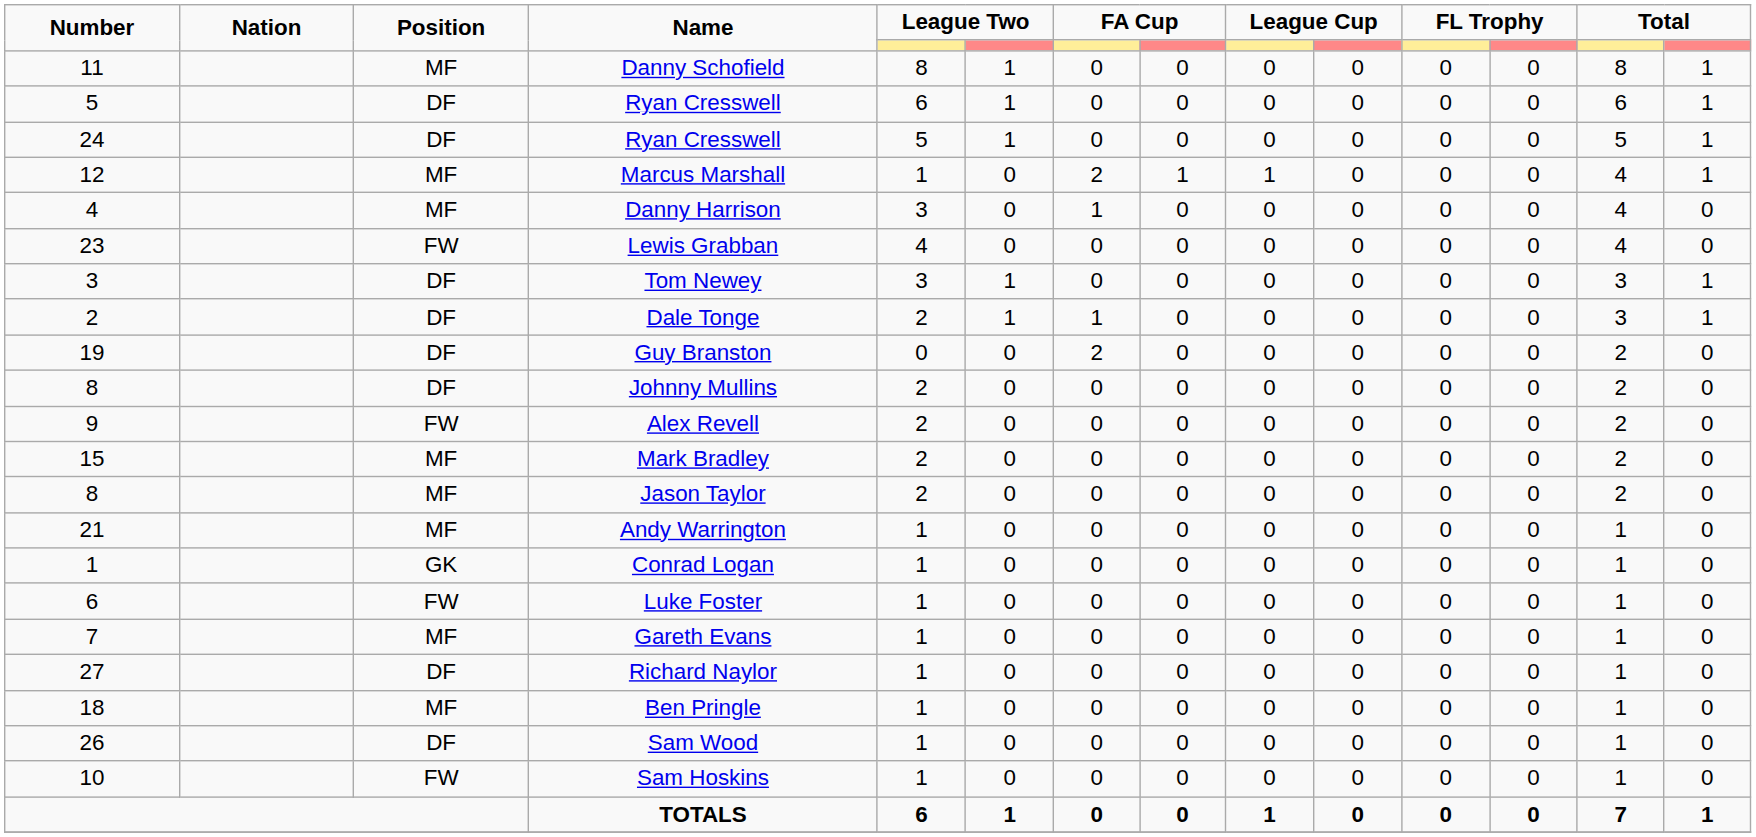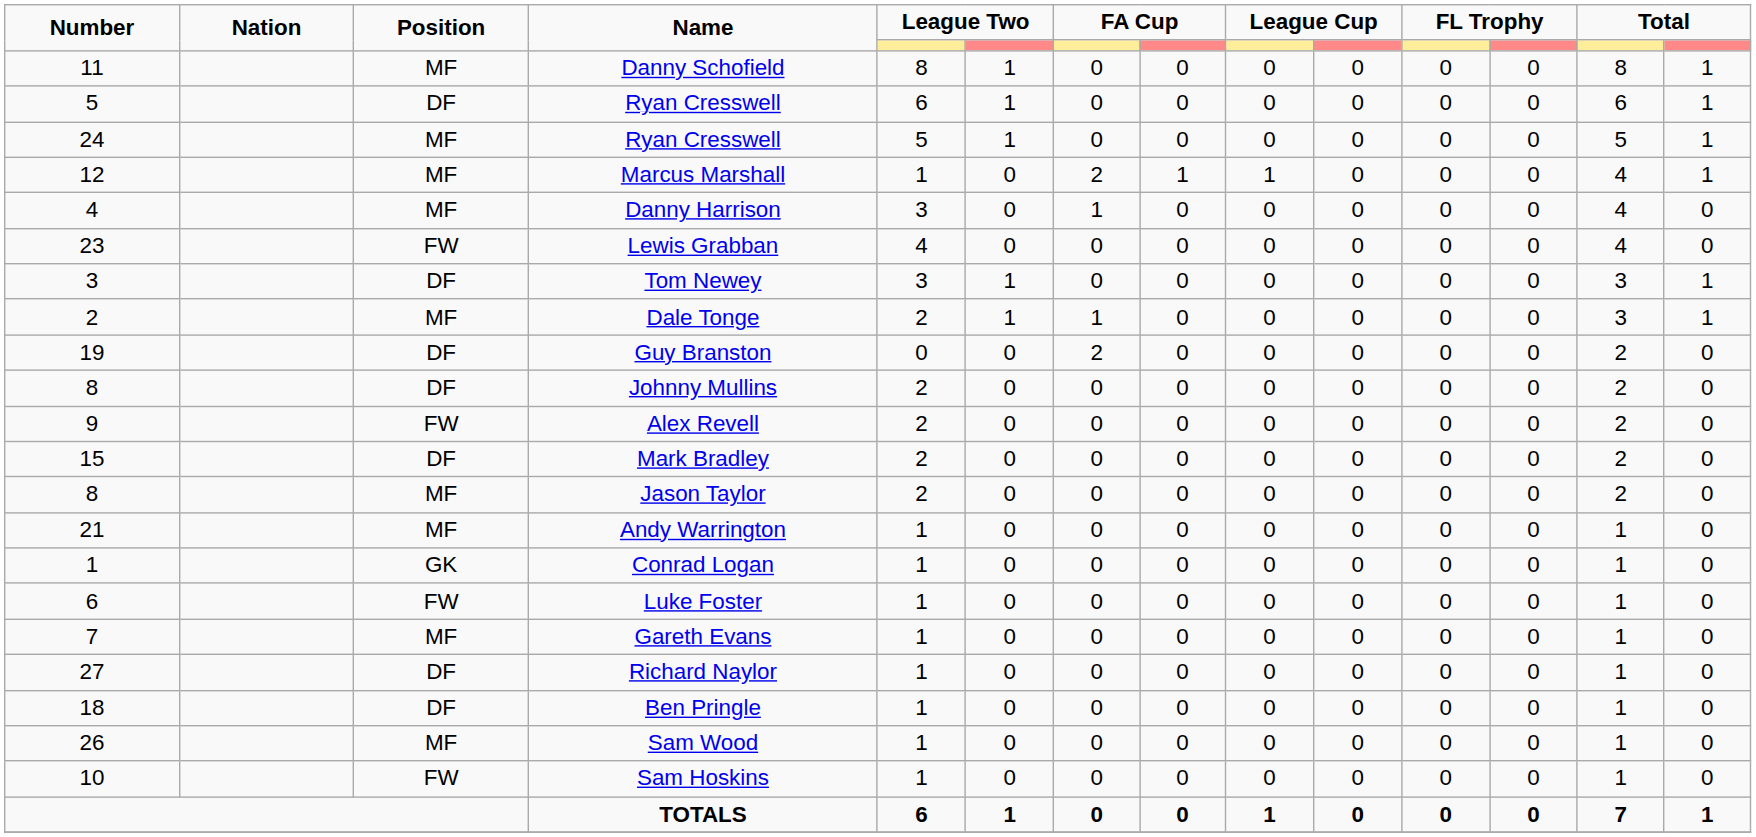(441, 139) DF -> (441, 139) MF
(441, 316) DF -> (441, 316) MF
(441, 458) MF -> (441, 458) DF
(441, 707) MF -> (441, 707) DF
(441, 743) DF -> (441, 743) MF
